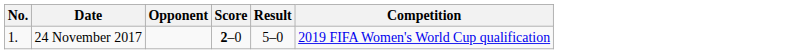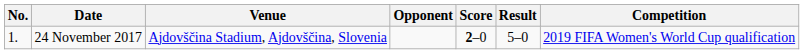+ column: (268, 15)
